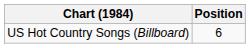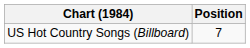(219, 33) 6 -> (219, 33) 7
